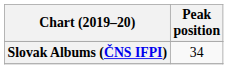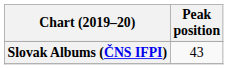(197, 52) 34 -> (197, 52) 43
